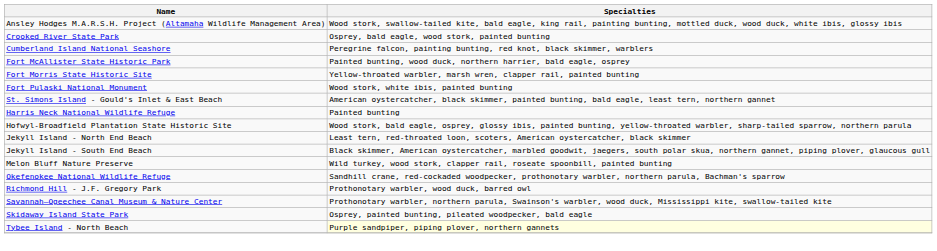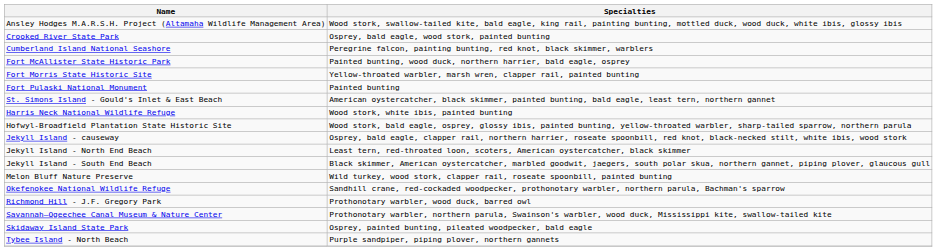(421, 87) Wood stork, white ibis, painted bunting -> (364, 87) Painted bunting
(364, 112) Painted bunting -> (421, 112) Wood stork, white ibis, painted bunting
+ row: (63, 138)
(444, 227) lightyellow background -> (444, 239) no background
